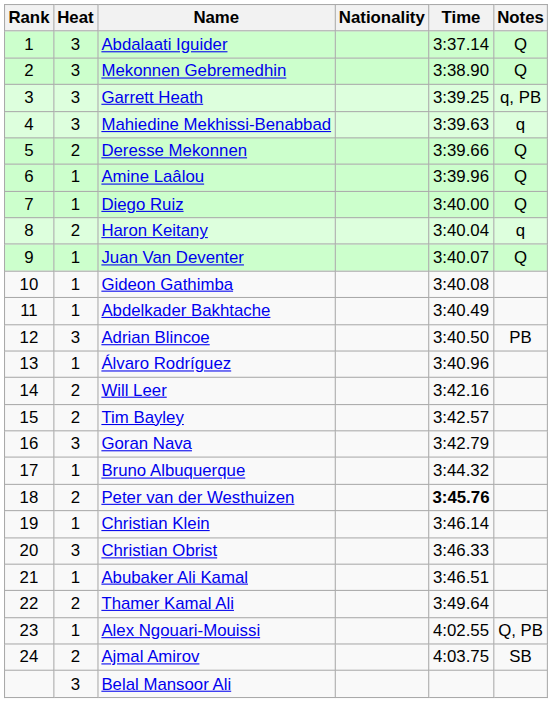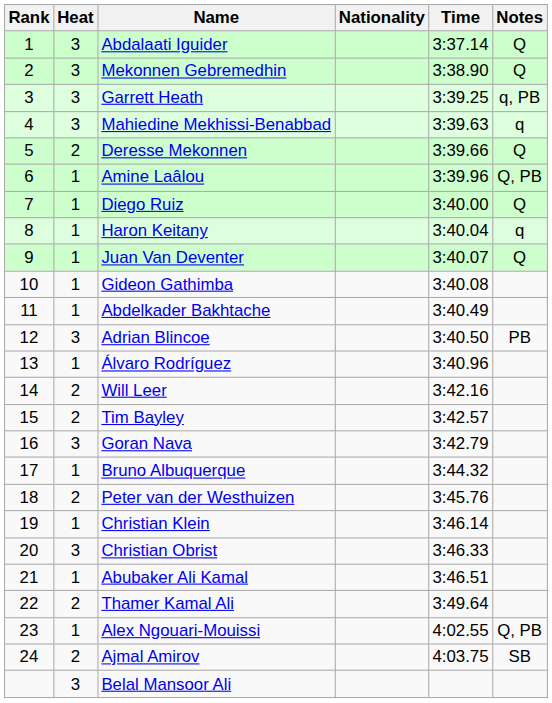(521, 177) Q -> (520, 177) Q, PB
(75, 230) 2 -> (75, 230) 1
(461, 497) bold -> (461, 497) normal
